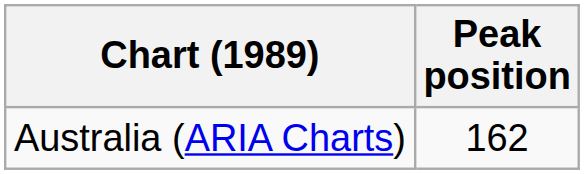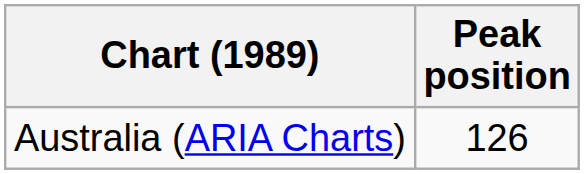(497, 137) 162 -> (497, 137) 126
